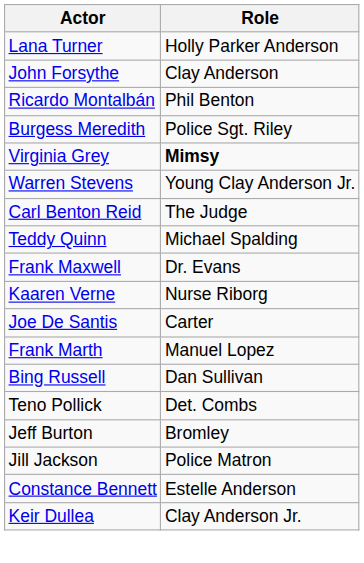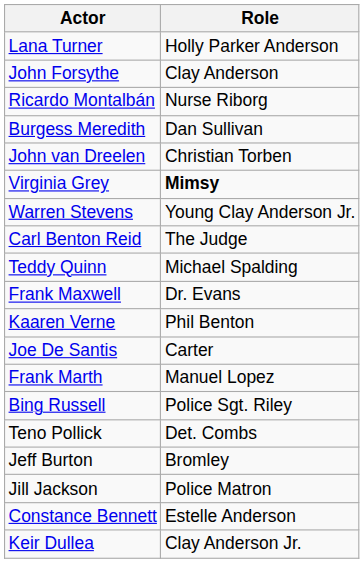(210, 101) Phil Benton -> (216, 101) Nurse Riborg
(228, 128) Police Sgt. Riley -> (214, 128) Dan Sullivan
+ row: (77, 156)
(216, 294) Nurse Riborg -> (210, 322) Phil Benton
(214, 377) Dan Sullivan -> (228, 405) Police Sgt. Riley
